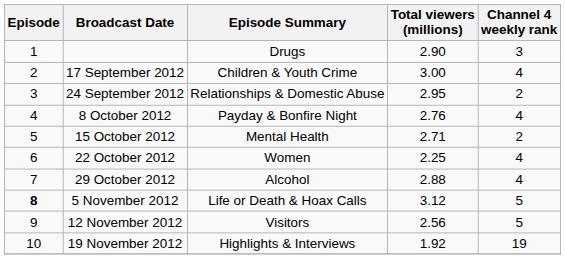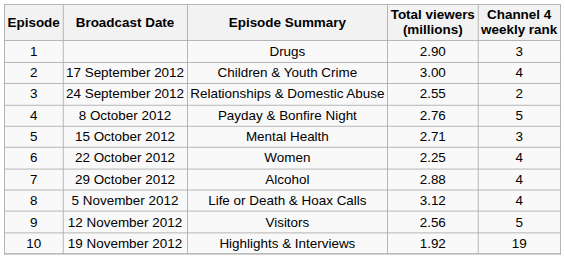(433, 94) 2.95 -> (433, 94) 2.55
(519, 115) 4 -> (519, 115) 5
(519, 136) 2 -> (519, 136) 3
(34, 200) bold -> (34, 200) normal
(519, 200) 5 -> (519, 200) 4
